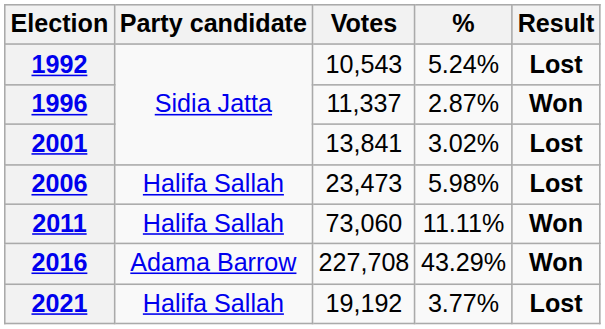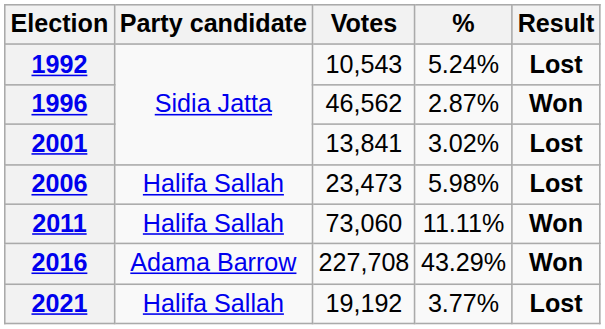(364, 104) 11,337 -> (364, 104) 46,562
